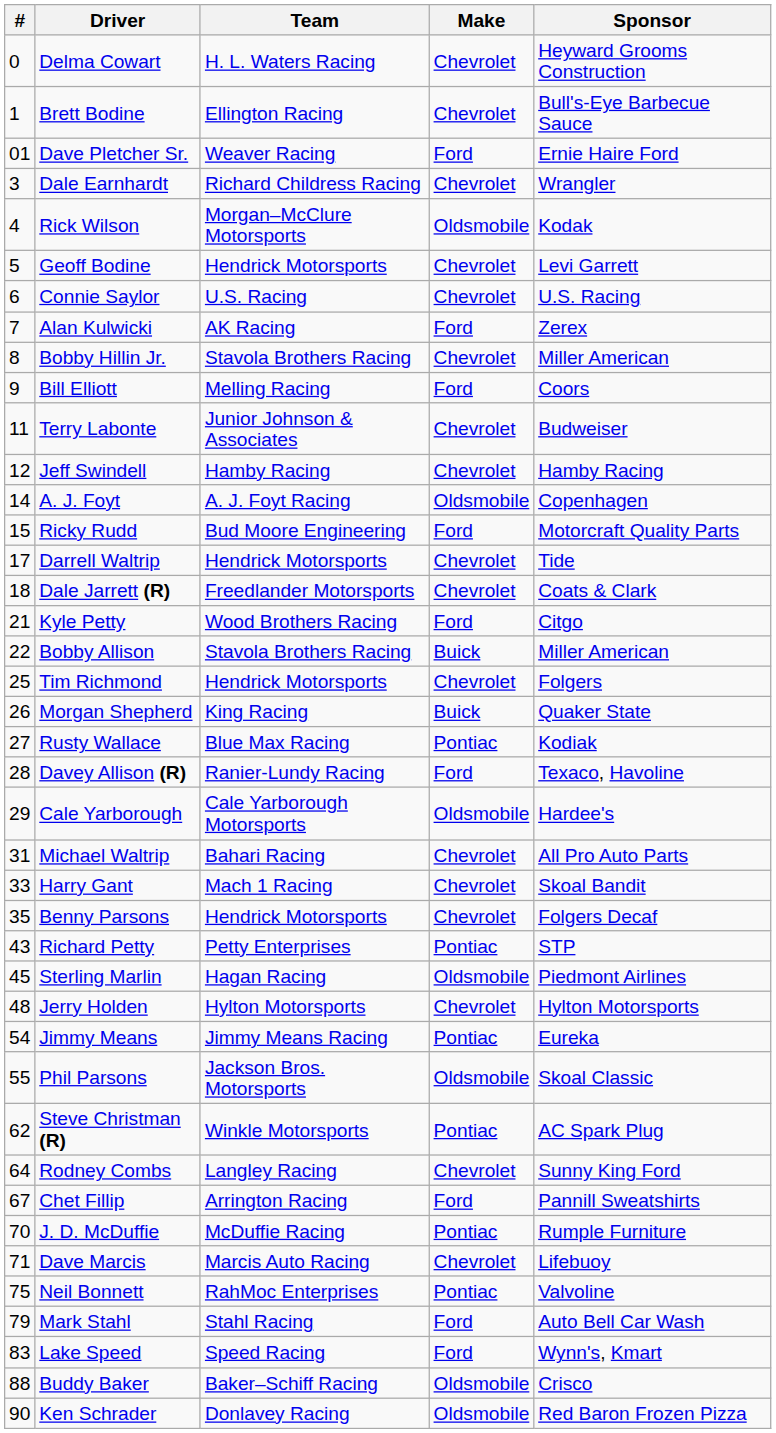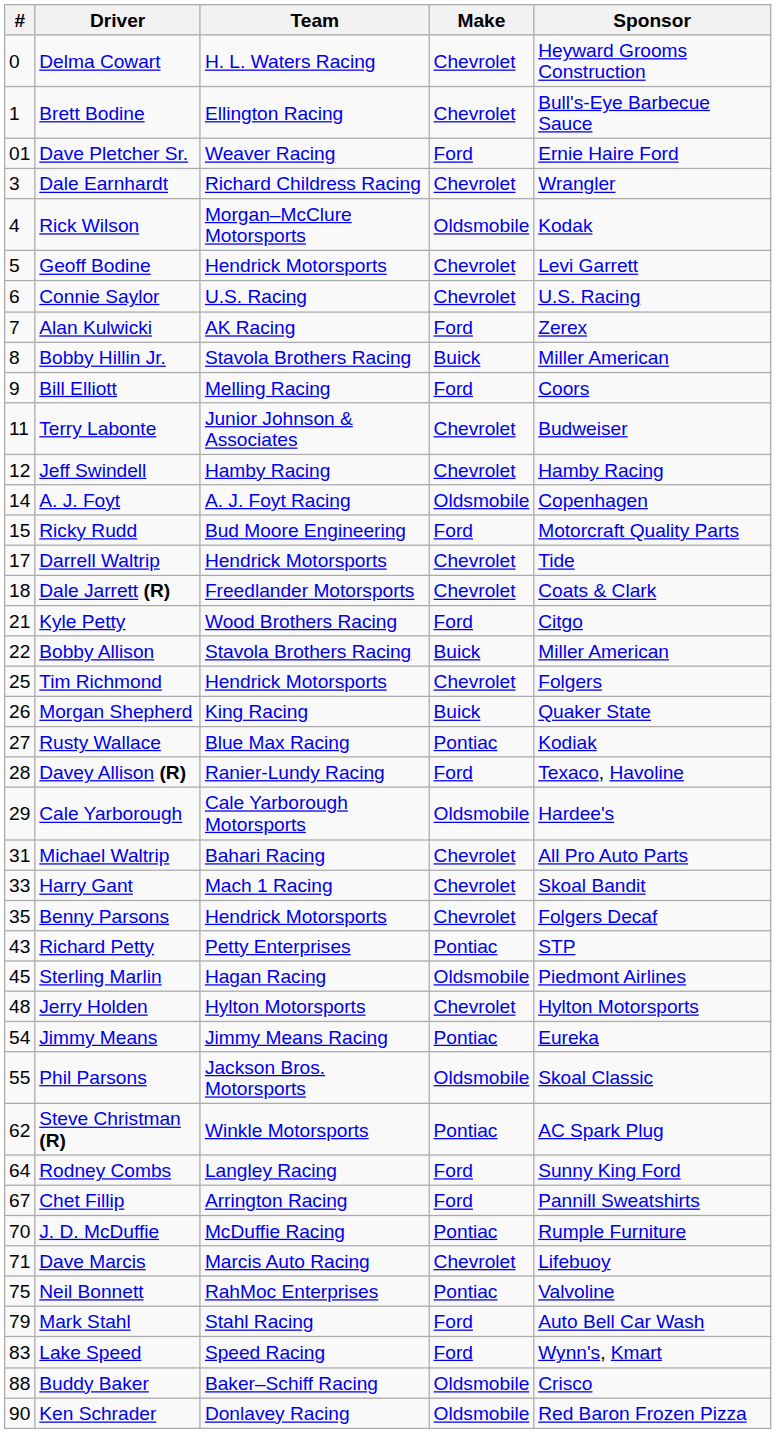(475, 357) Chevrolet -> (457, 357) Buick
(475, 1170) Chevrolet -> (453, 1170) Ford
